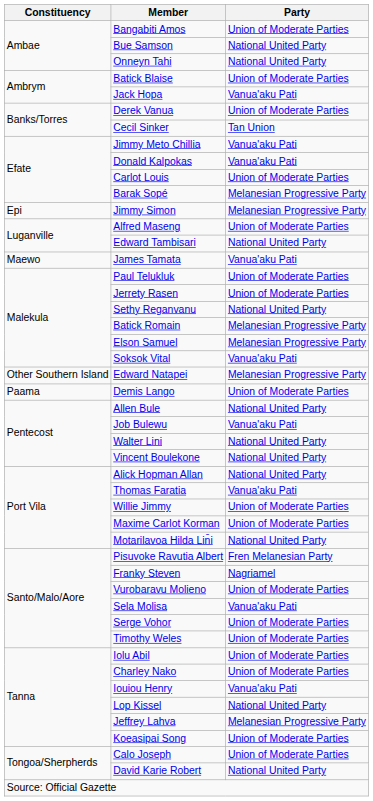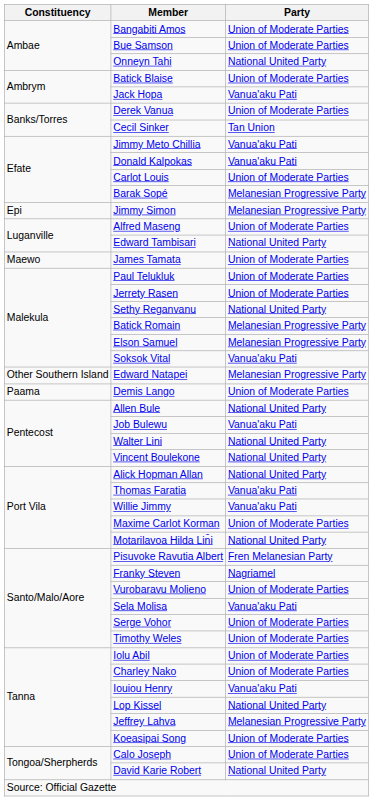(277, 45) National United Party -> (288, 45) Union of Moderate Parties
(262, 260) Vanua'aku Pati -> (288, 260) Union of Moderate Parties
(288, 507) Union of Moderate Parties -> (262, 507) Vanua'aku Pati
